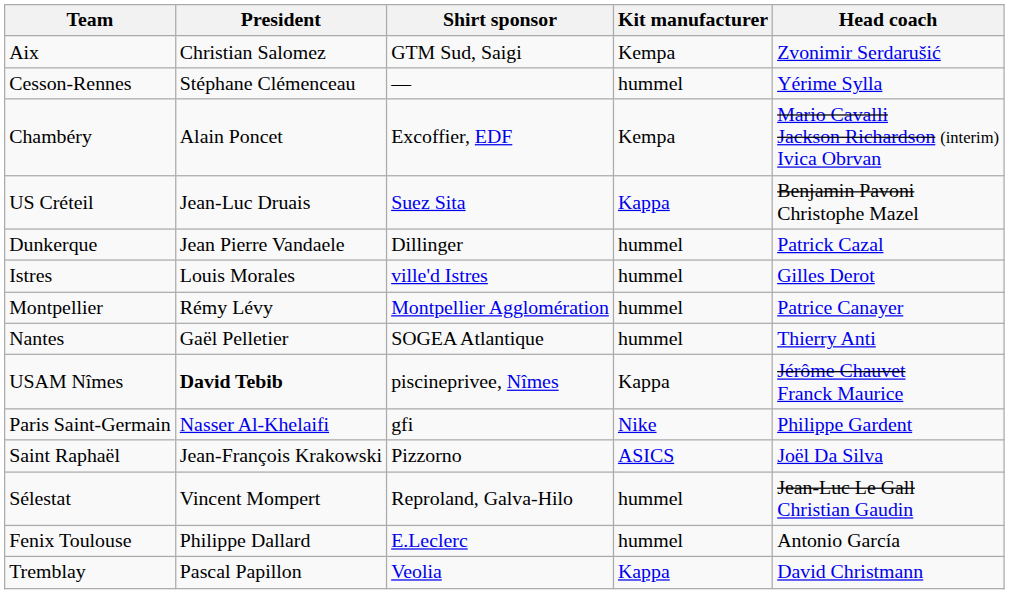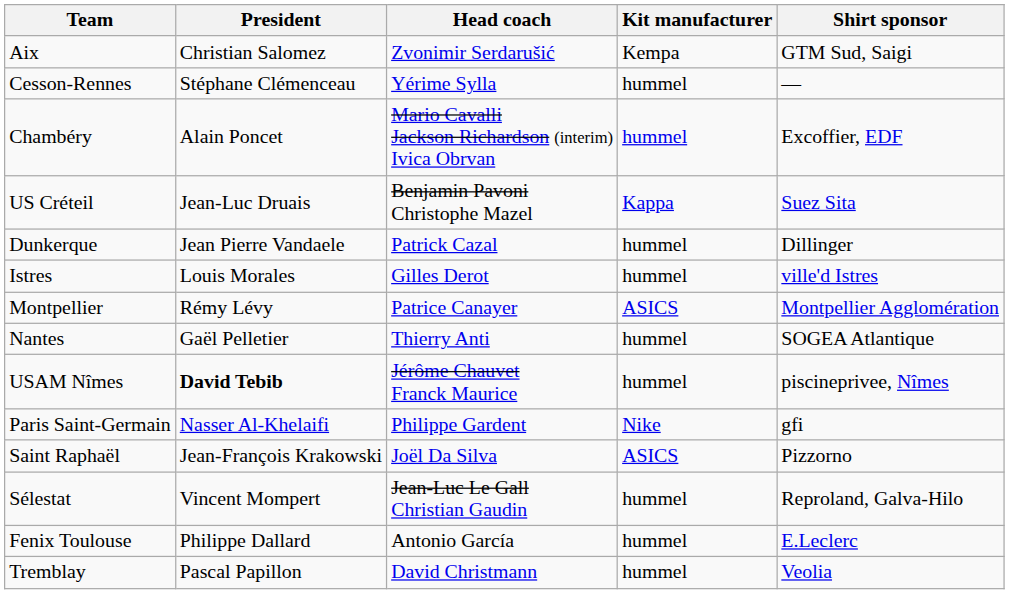columns swapped: (888, 20) <-> (500, 20)
(647, 136) Kempa -> (655, 136) hummel
(650, 307) hummel -> (650, 307) ASICS
(644, 381) Kappa -> (655, 381) hummel
(644, 572) Kappa -> (655, 572) hummel
